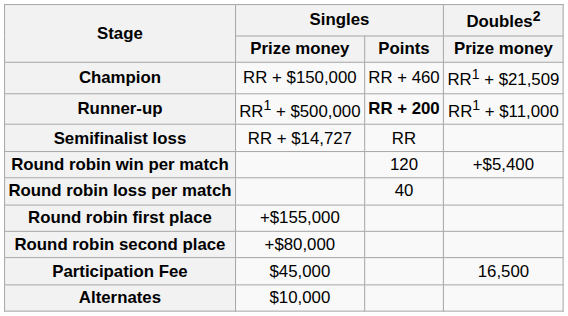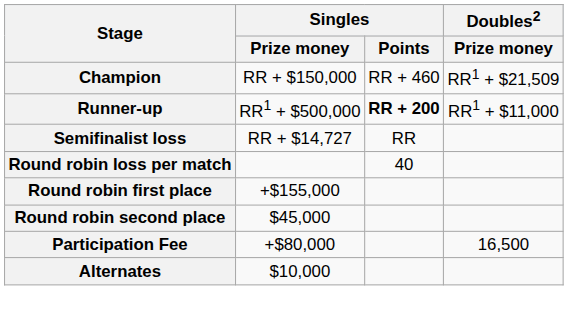- row: (120, 164)
(300, 244) +$80,000 -> (300, 217) $45,000
(300, 271) $45,000 -> (300, 244) +$80,000
